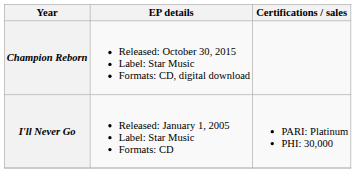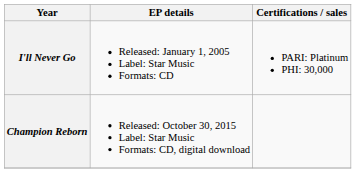rows swapped: (47, 131) <-> (47, 58)
